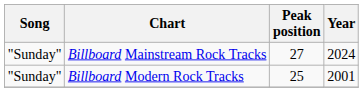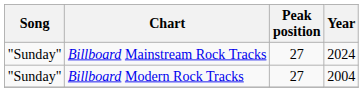(297, 76) 25 -> (297, 76) 27
(341, 76) 2001 -> (341, 76) 2004
